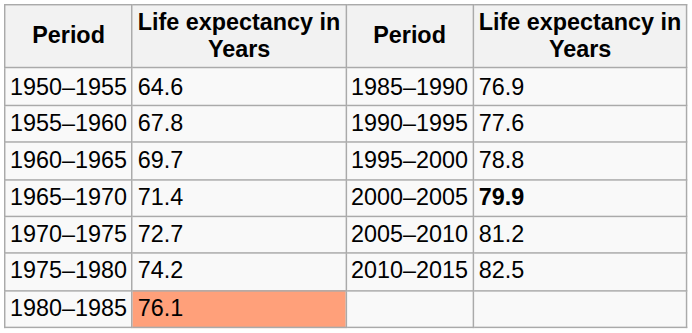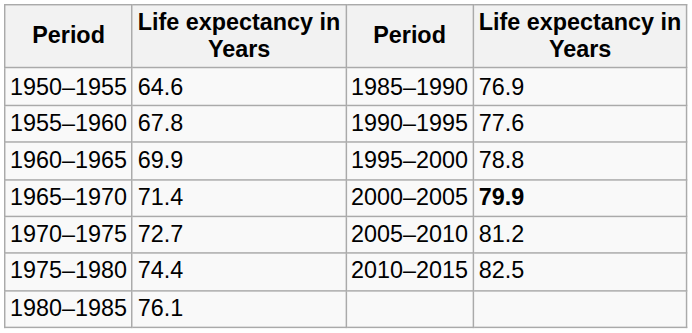(161, 160) 69.7 -> (161, 160) 69.9
(161, 271) 74.2 -> (161, 271) 74.4
(161, 308) lightsalmon background -> (161, 308) no background
